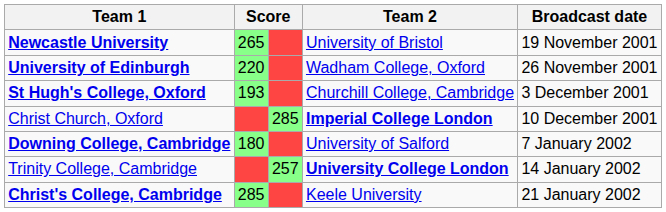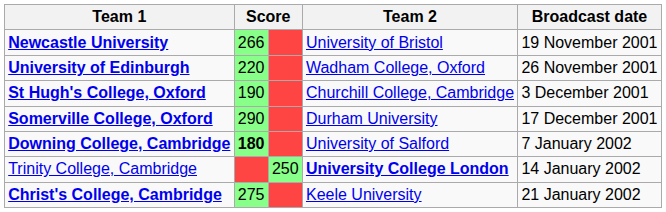(251, 42) 265 -> (251, 42) 266
(251, 93) 193 -> (251, 93) 190
- row: (86, 118)
+ row: (110, 118)
(251, 144) normal -> (251, 144) bold
(285, 169) 257 -> (285, 169) 250
(251, 194) 285 -> (251, 194) 275
